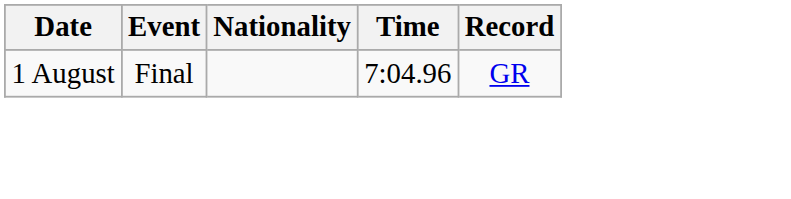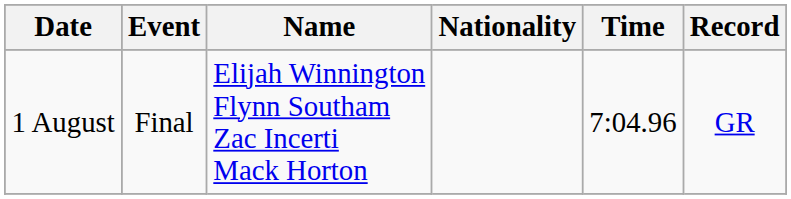+ column: (319, 27)
